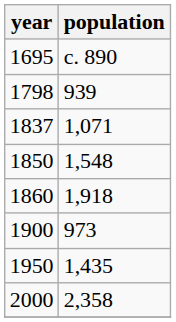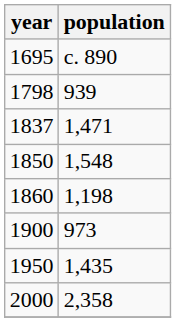(88, 126) 1,071 -> (88, 126) 1,471
(88, 195) 1,918 -> (88, 195) 1,198
